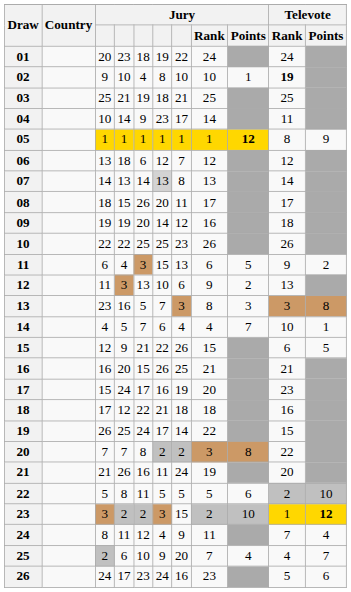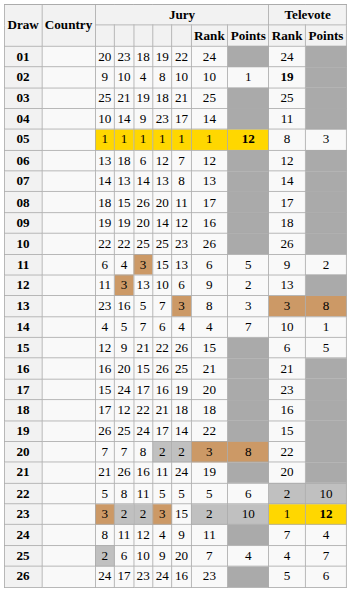(326, 139) 9 -> (326, 139) 3
(162, 181) lightgrey background -> (162, 181) no background
